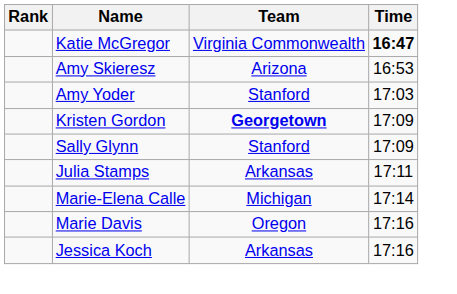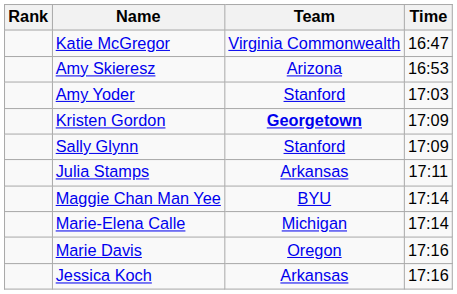(393, 43) bold -> (428, 43) normal
+ row: (138, 198)
